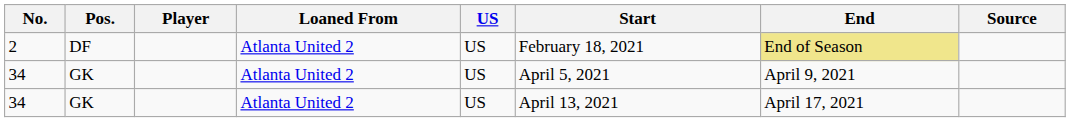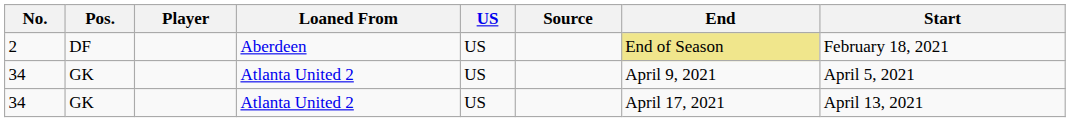columns swapped: (638, 18) <-> (1012, 18)
(297, 46) Atlanta United 2 -> (274, 46) Aberdeen
